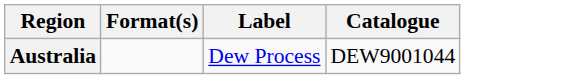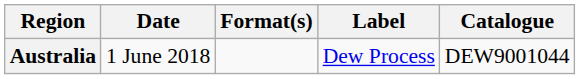+ column: (158, 21)
